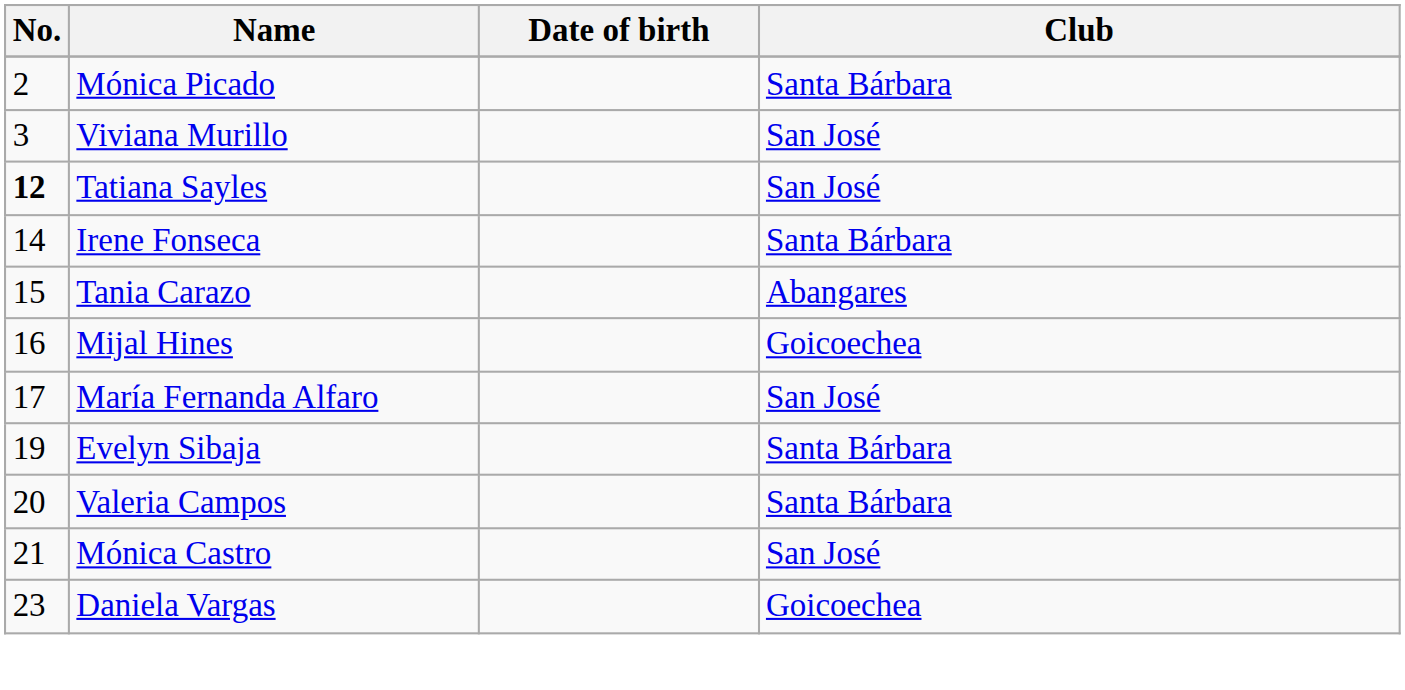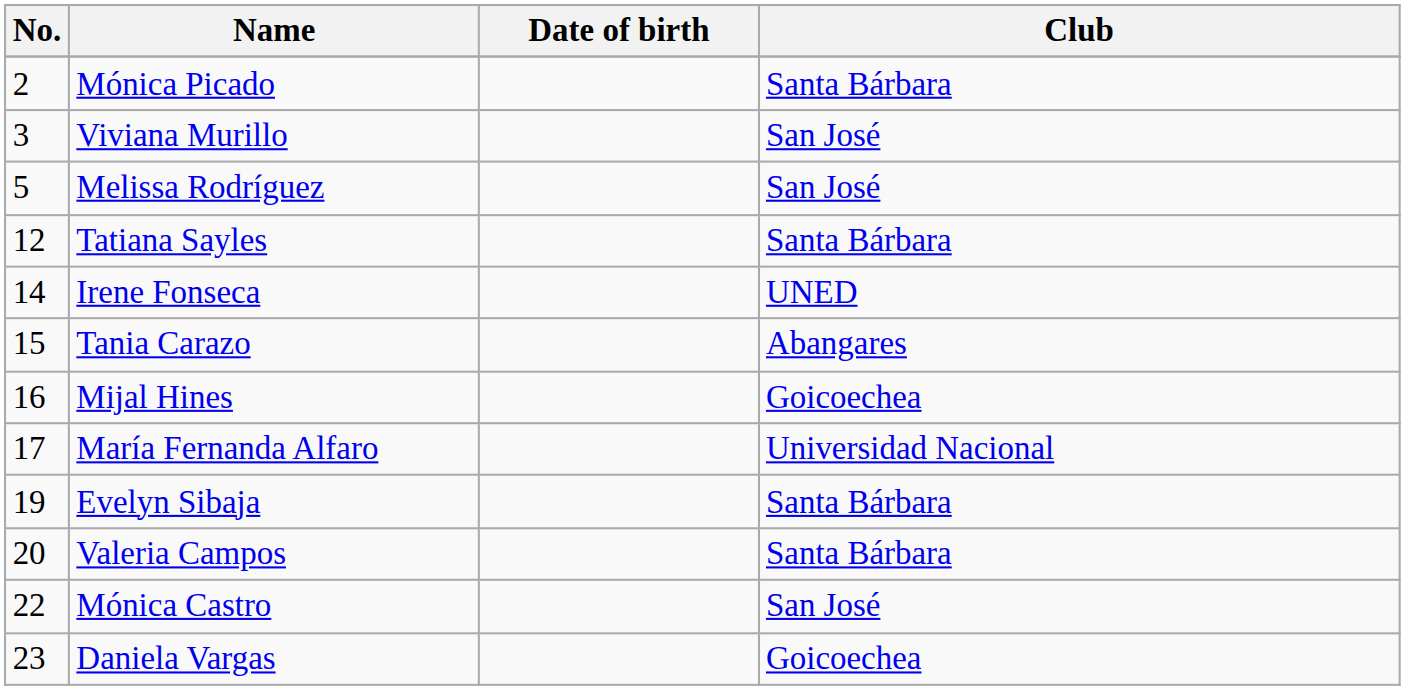+ row: (200, 187)
(29, 187) bold -> (29, 239) normal
(823, 187) San José -> (859, 239) Santa Bárbara
(859, 239) Santa Bárbara -> (812, 291) UNED
(823, 396) San José -> (910, 448) Universidad Nacional
(29, 553) 21 -> (29, 605) 22
